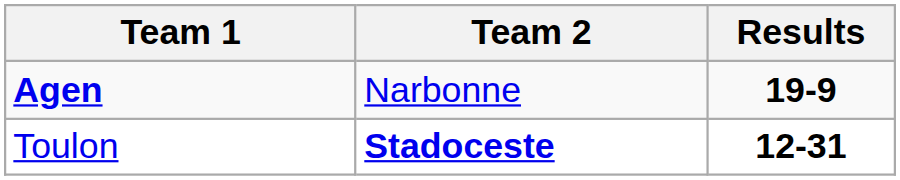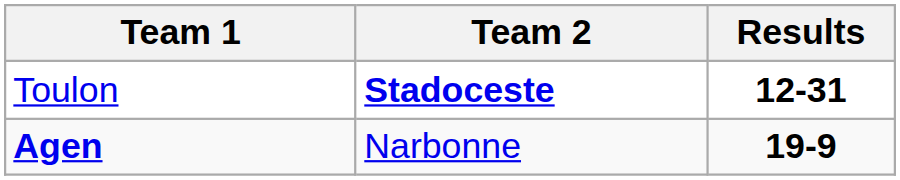rows swapped: (58, 89) <-> (66, 145)
